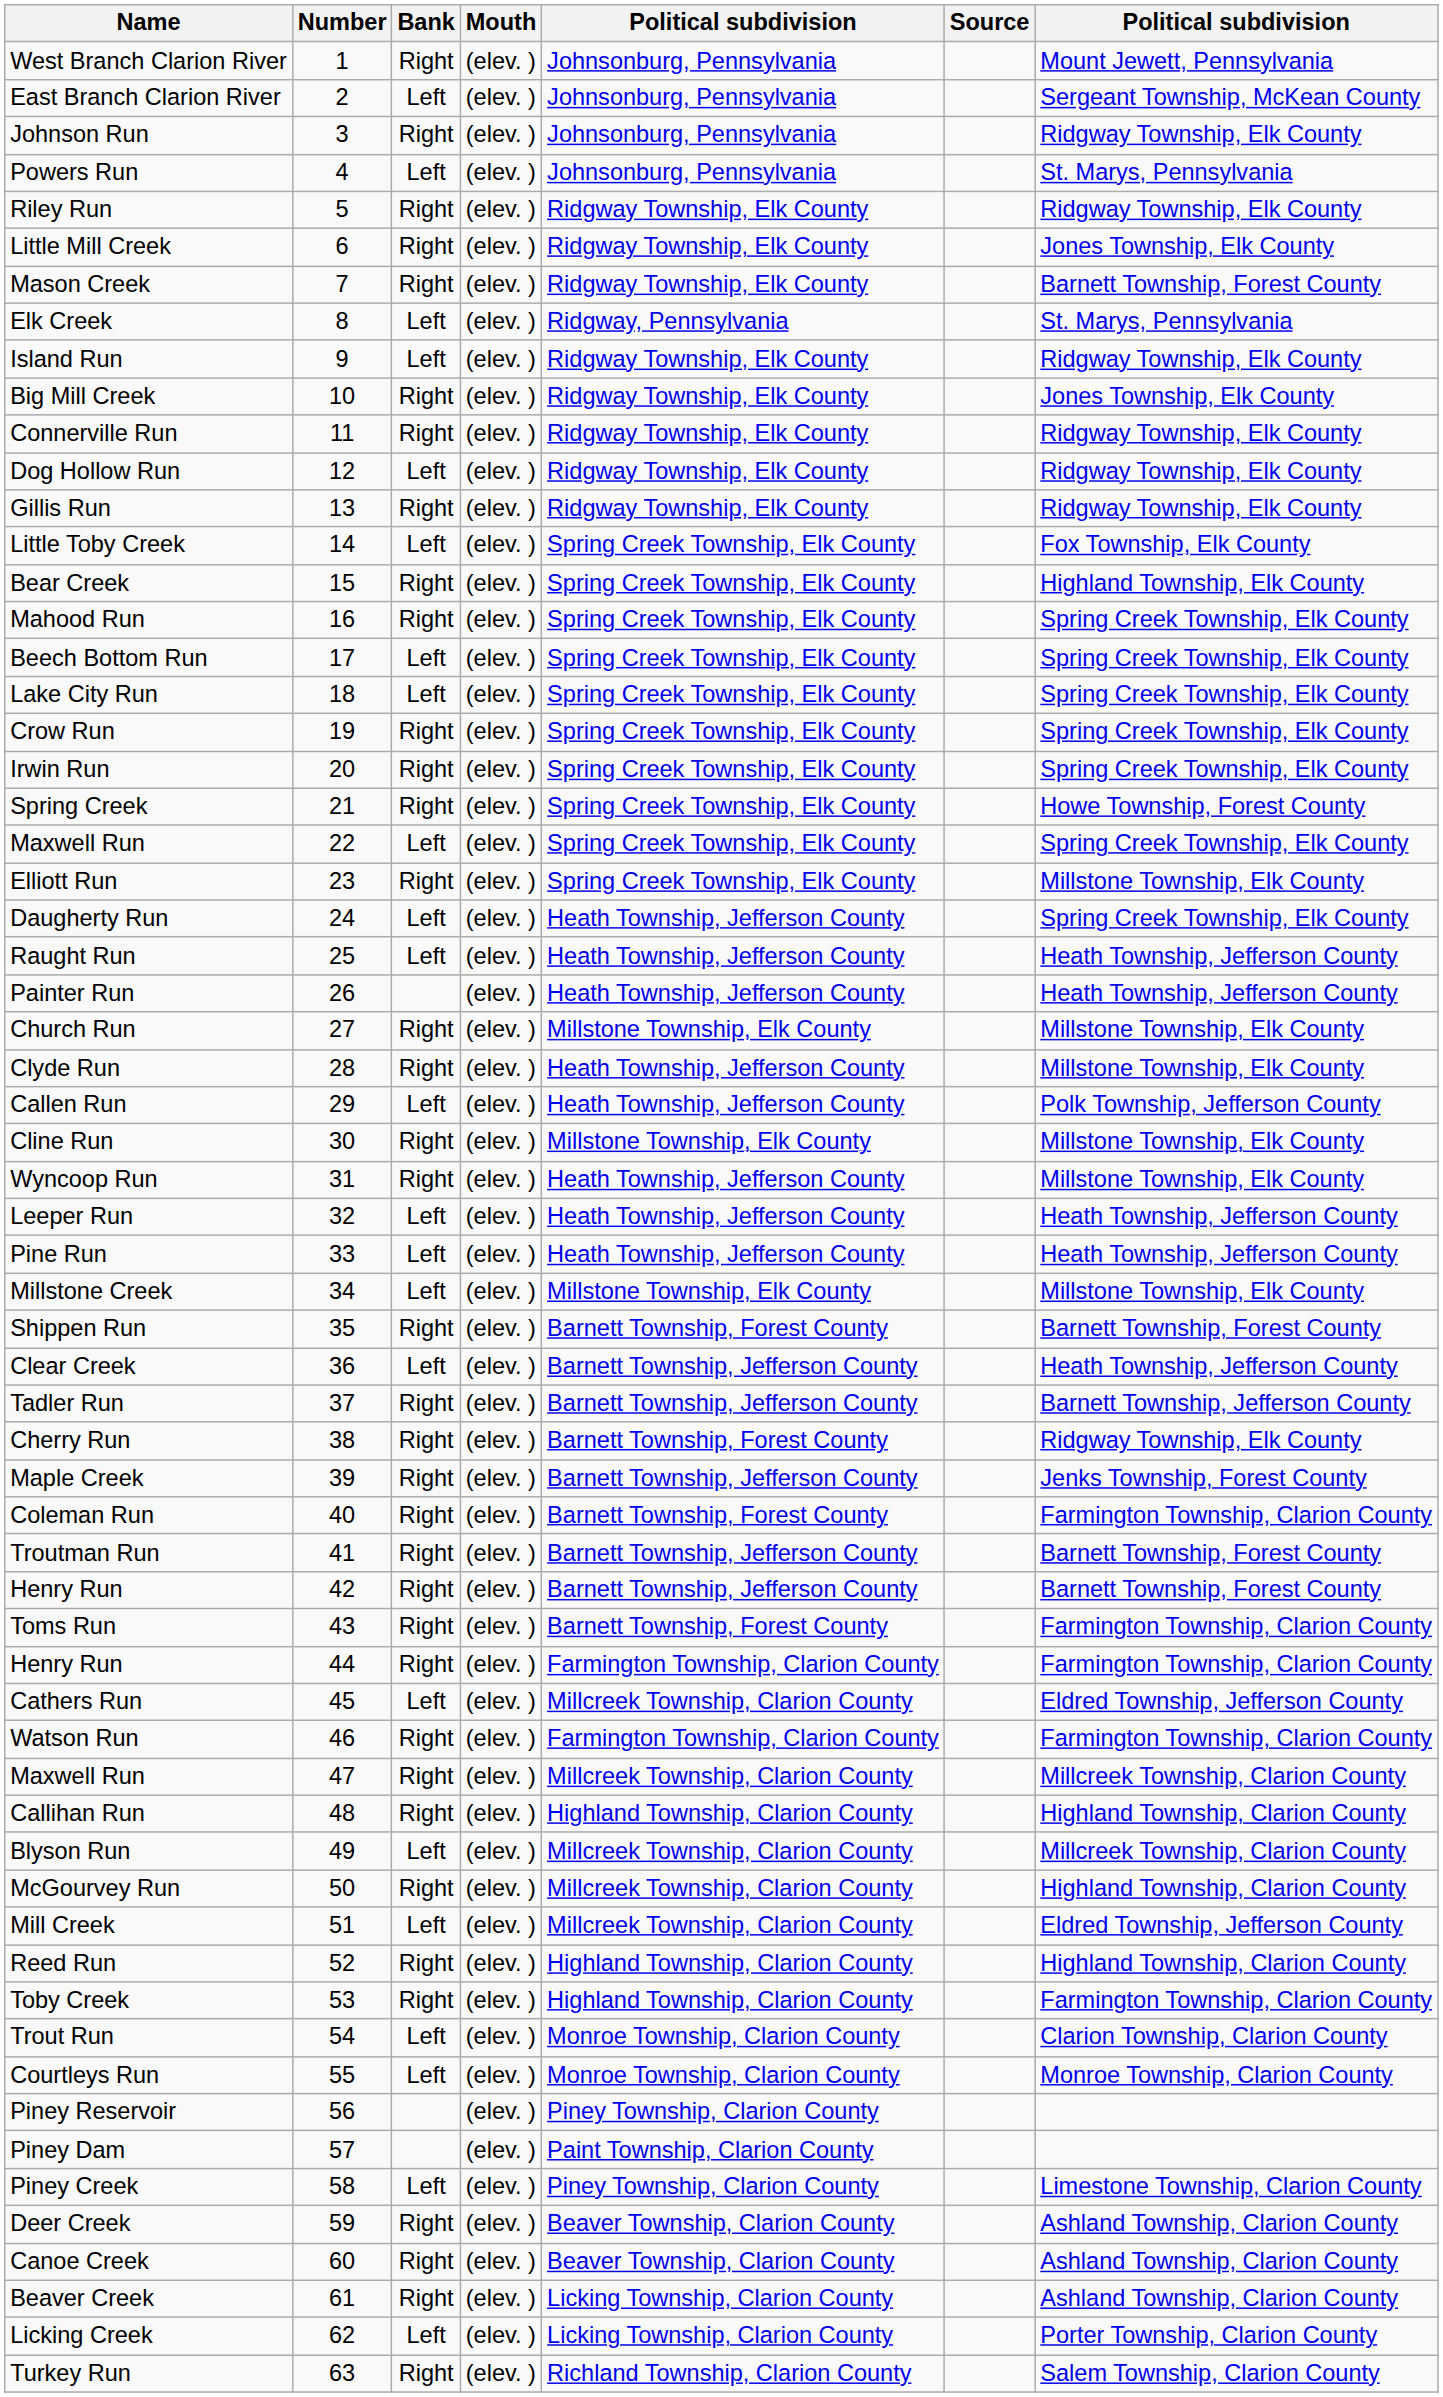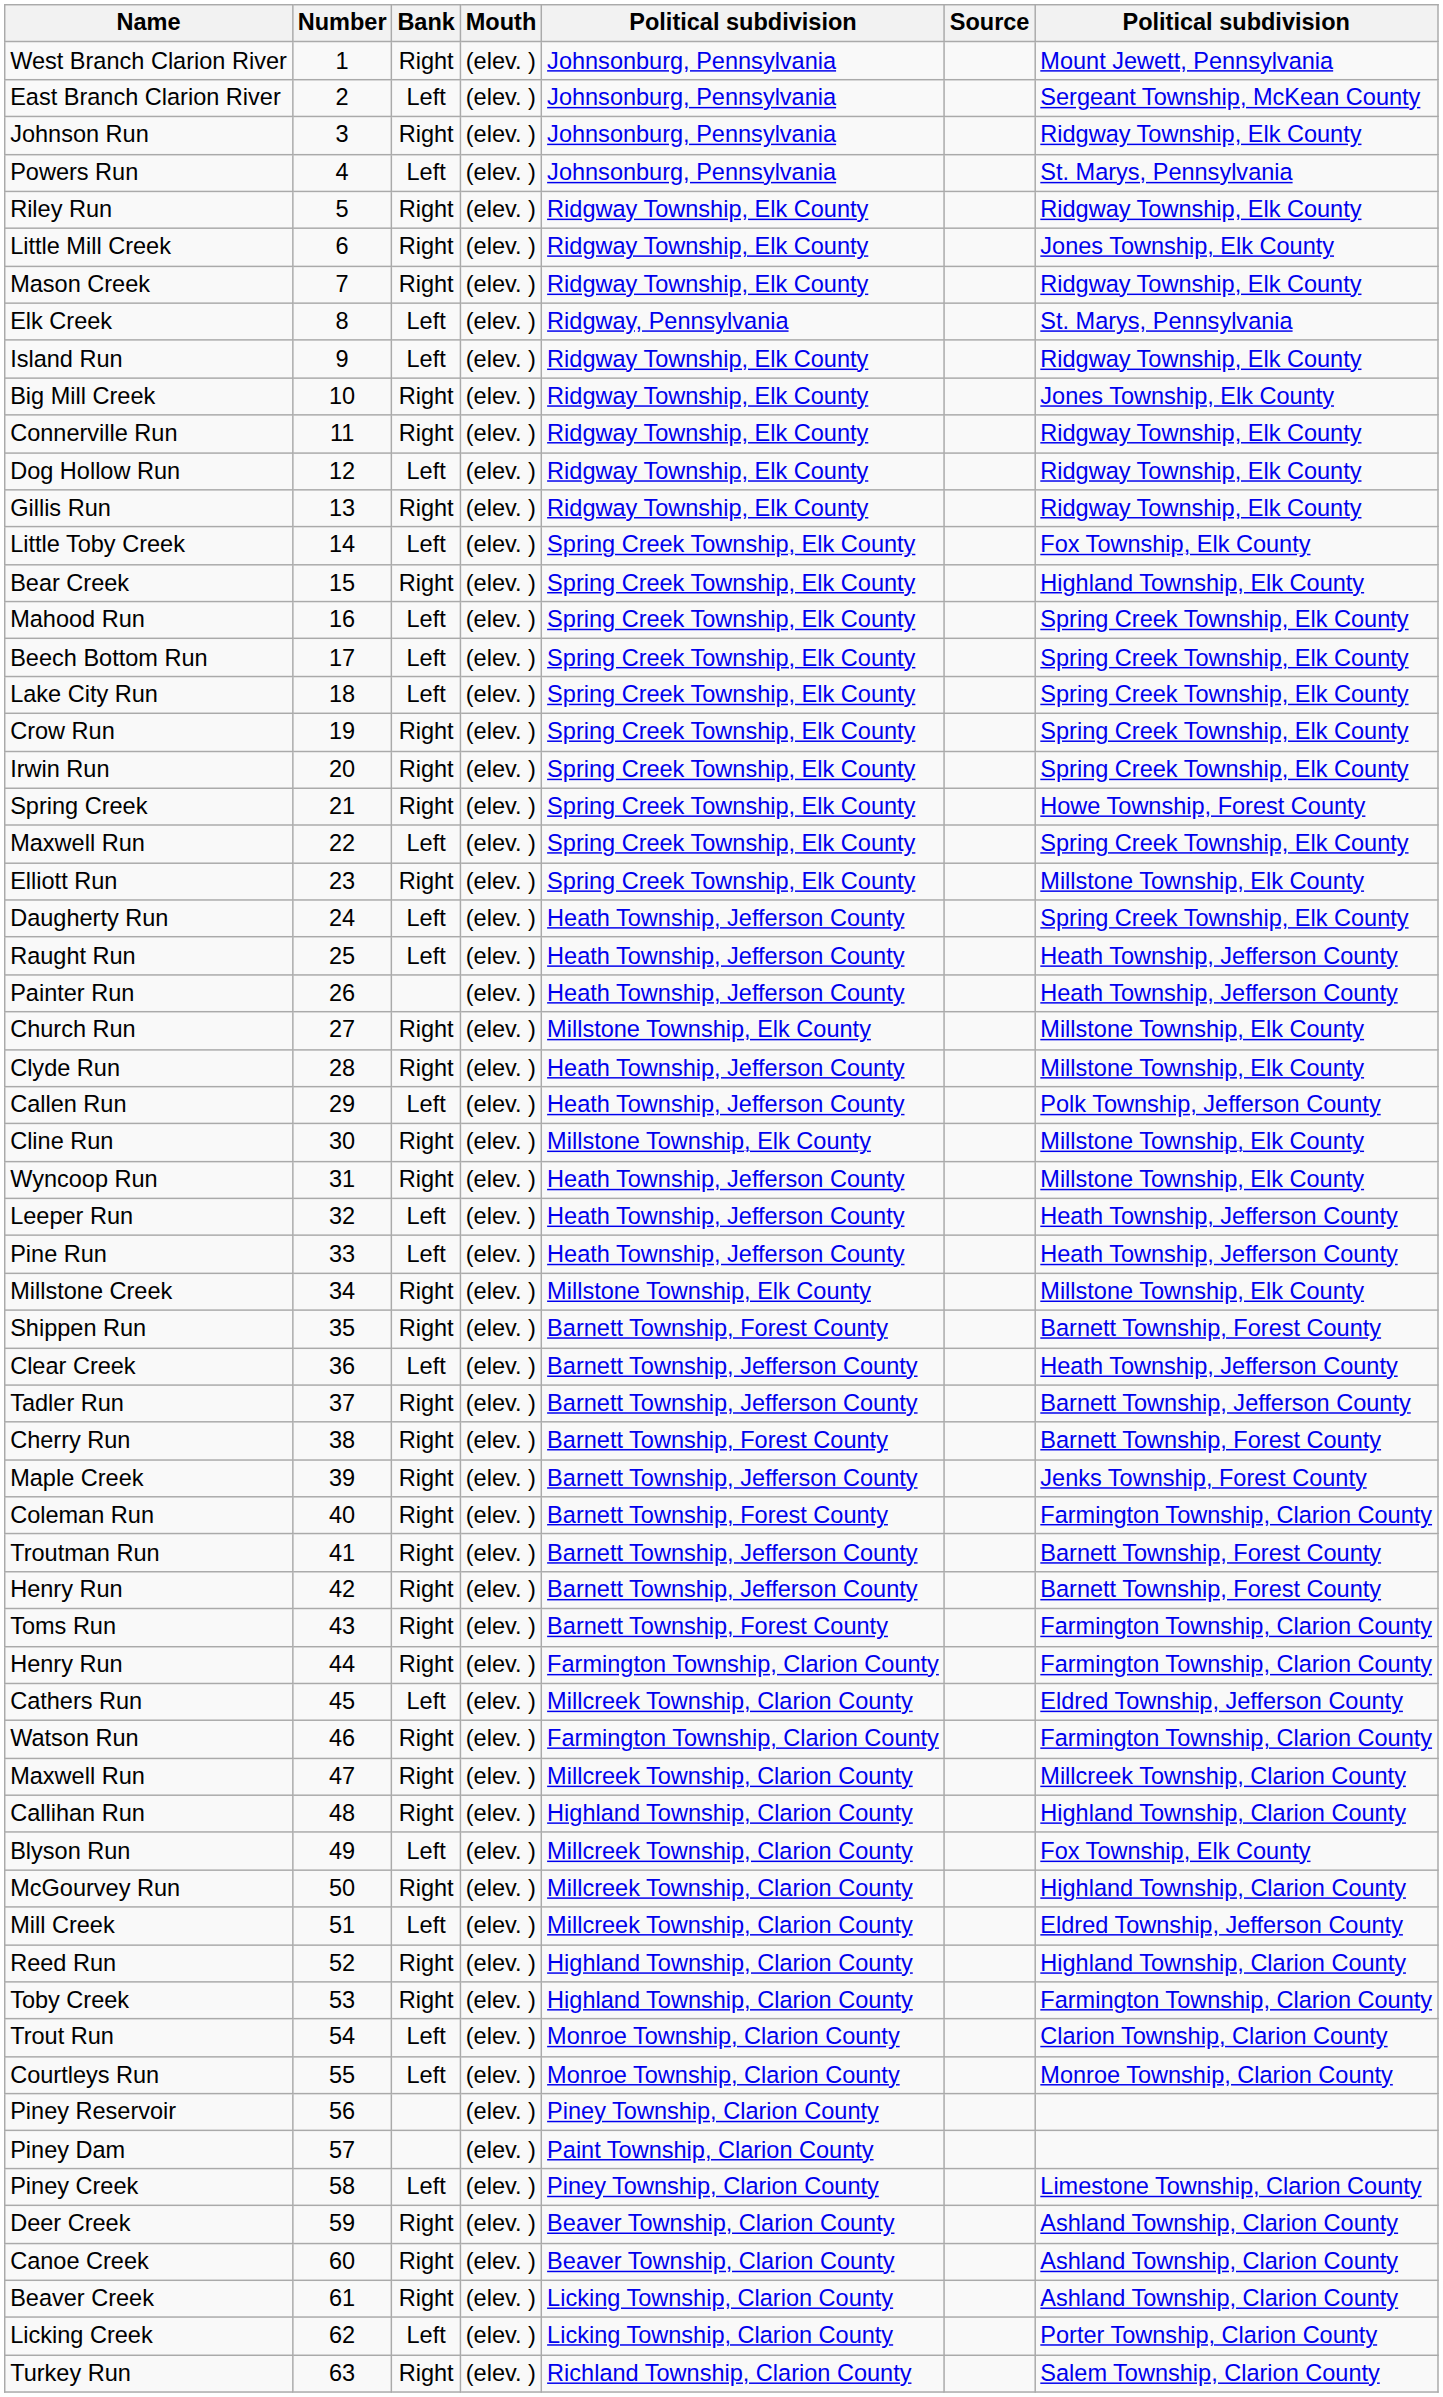(1211, 284) Barnett Township, Forest County -> (1201, 284) Ridgway Township, Elk County
(426, 619) Right -> (426, 619) Left
(426, 1291) Left -> (426, 1291) Right
(1201, 1440) Ridgway Township, Elk County -> (1211, 1440) Barnett Township, Forest County
(1223, 1850) Millcreek Township, Clarion County -> (1175, 1850) Fox Township, Elk County
